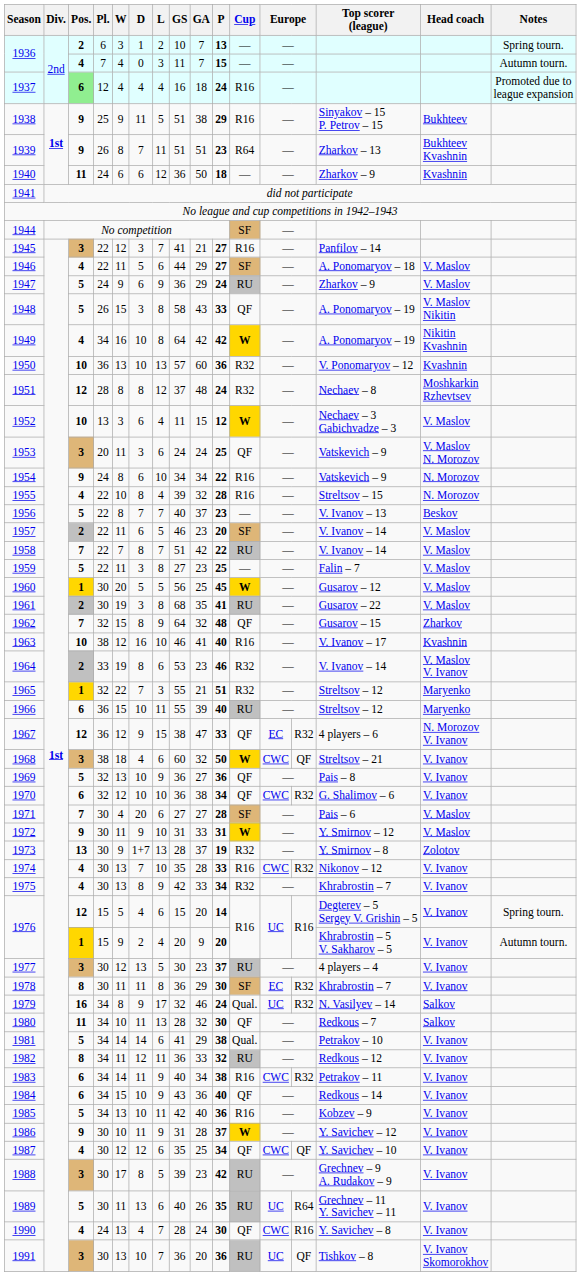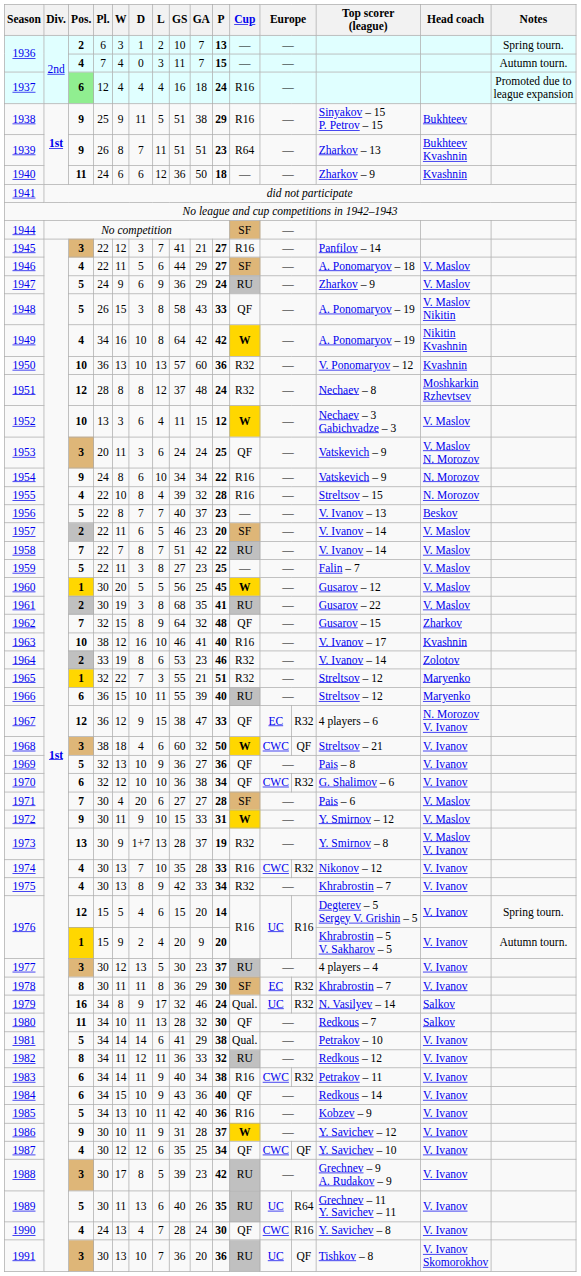(447, 666) V. Maslov V. Ivanov -> (441, 660) Zolotov
(180, 832) 31 -> (180, 819) 15
(441, 850) Zolotov -> (447, 843) V. Maslov V. Ivanov
